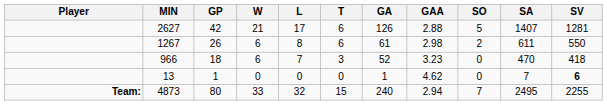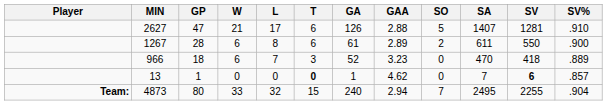+ column: (579, 12)
(215, 28) 42 -> (198, 28) 47
(215, 44) 26 -> (198, 44) 28
(432, 44) 2.98 -> (398, 44) 2.89
(341, 76) normal -> (313, 76) bold
